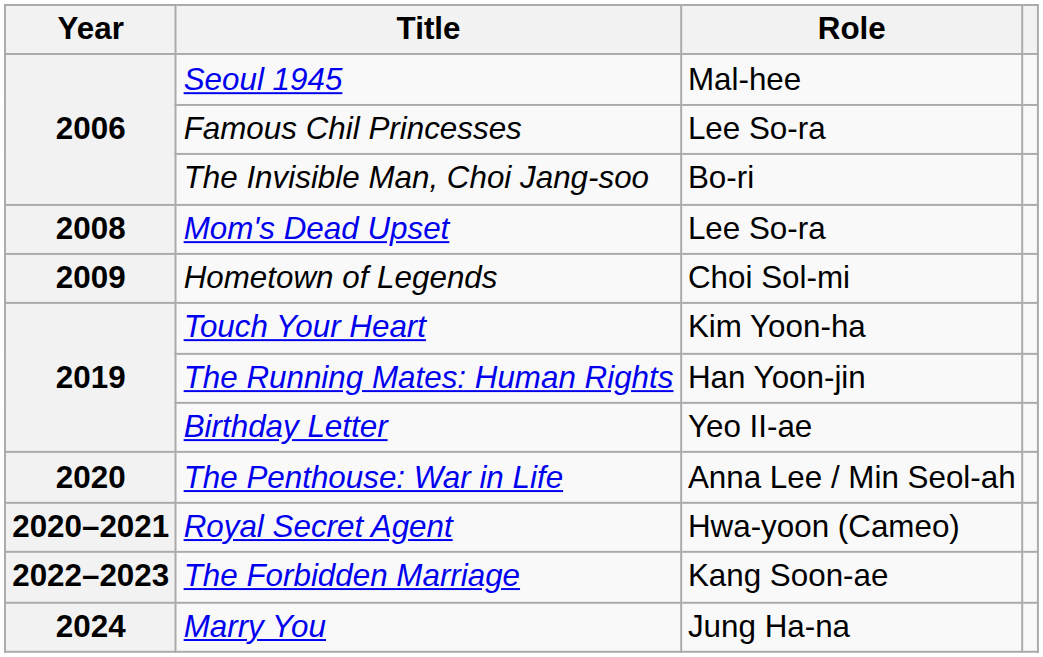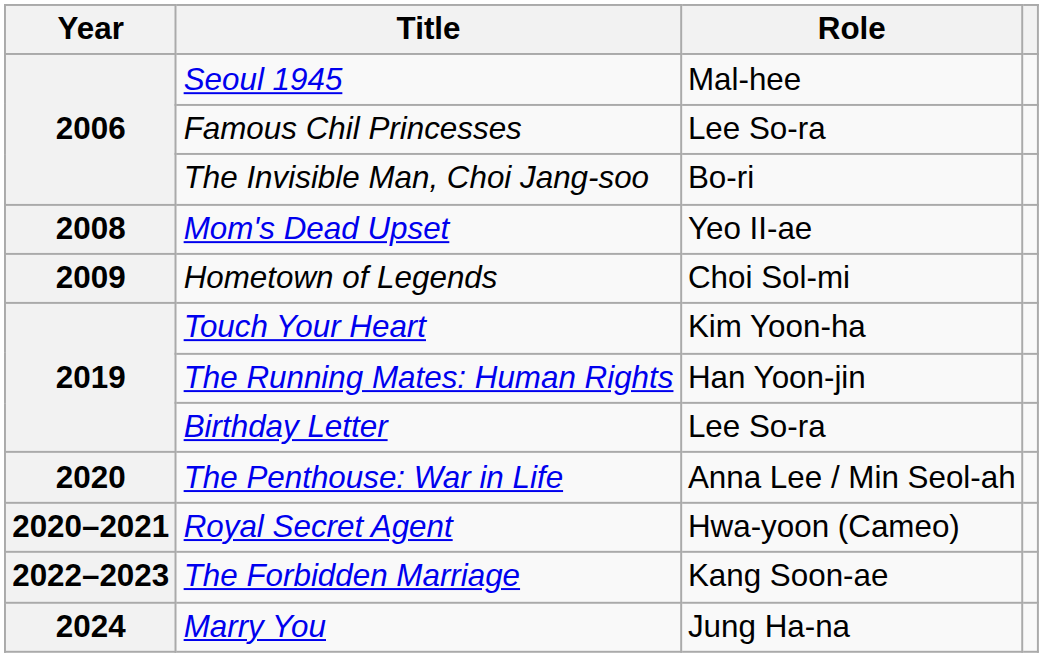(757, 228) Lee So-ra -> (750, 228) Yeo II-ae
(750, 427) Yeo II-ae -> (757, 427) Lee So-ra
